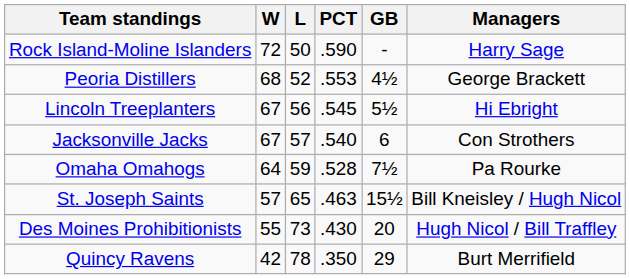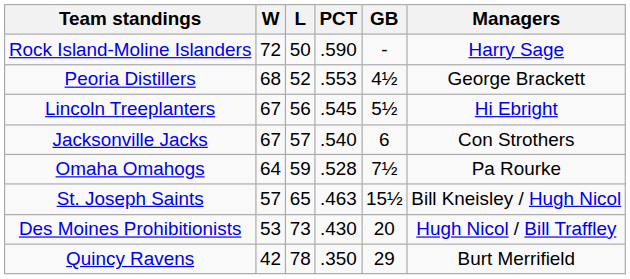(271, 229) 55 -> (271, 229) 53
